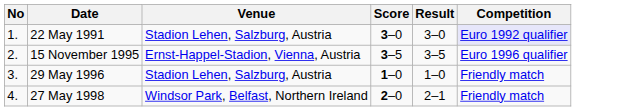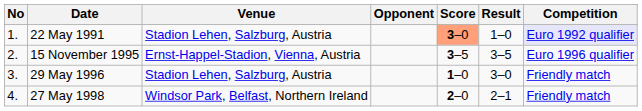+ column: (404, 14)
(391, 34) no background -> (458, 34) lightsalmon background
(435, 34) 3–0 -> (501, 34) 1–0
(435, 75) 1–0 -> (501, 75) 3–0
